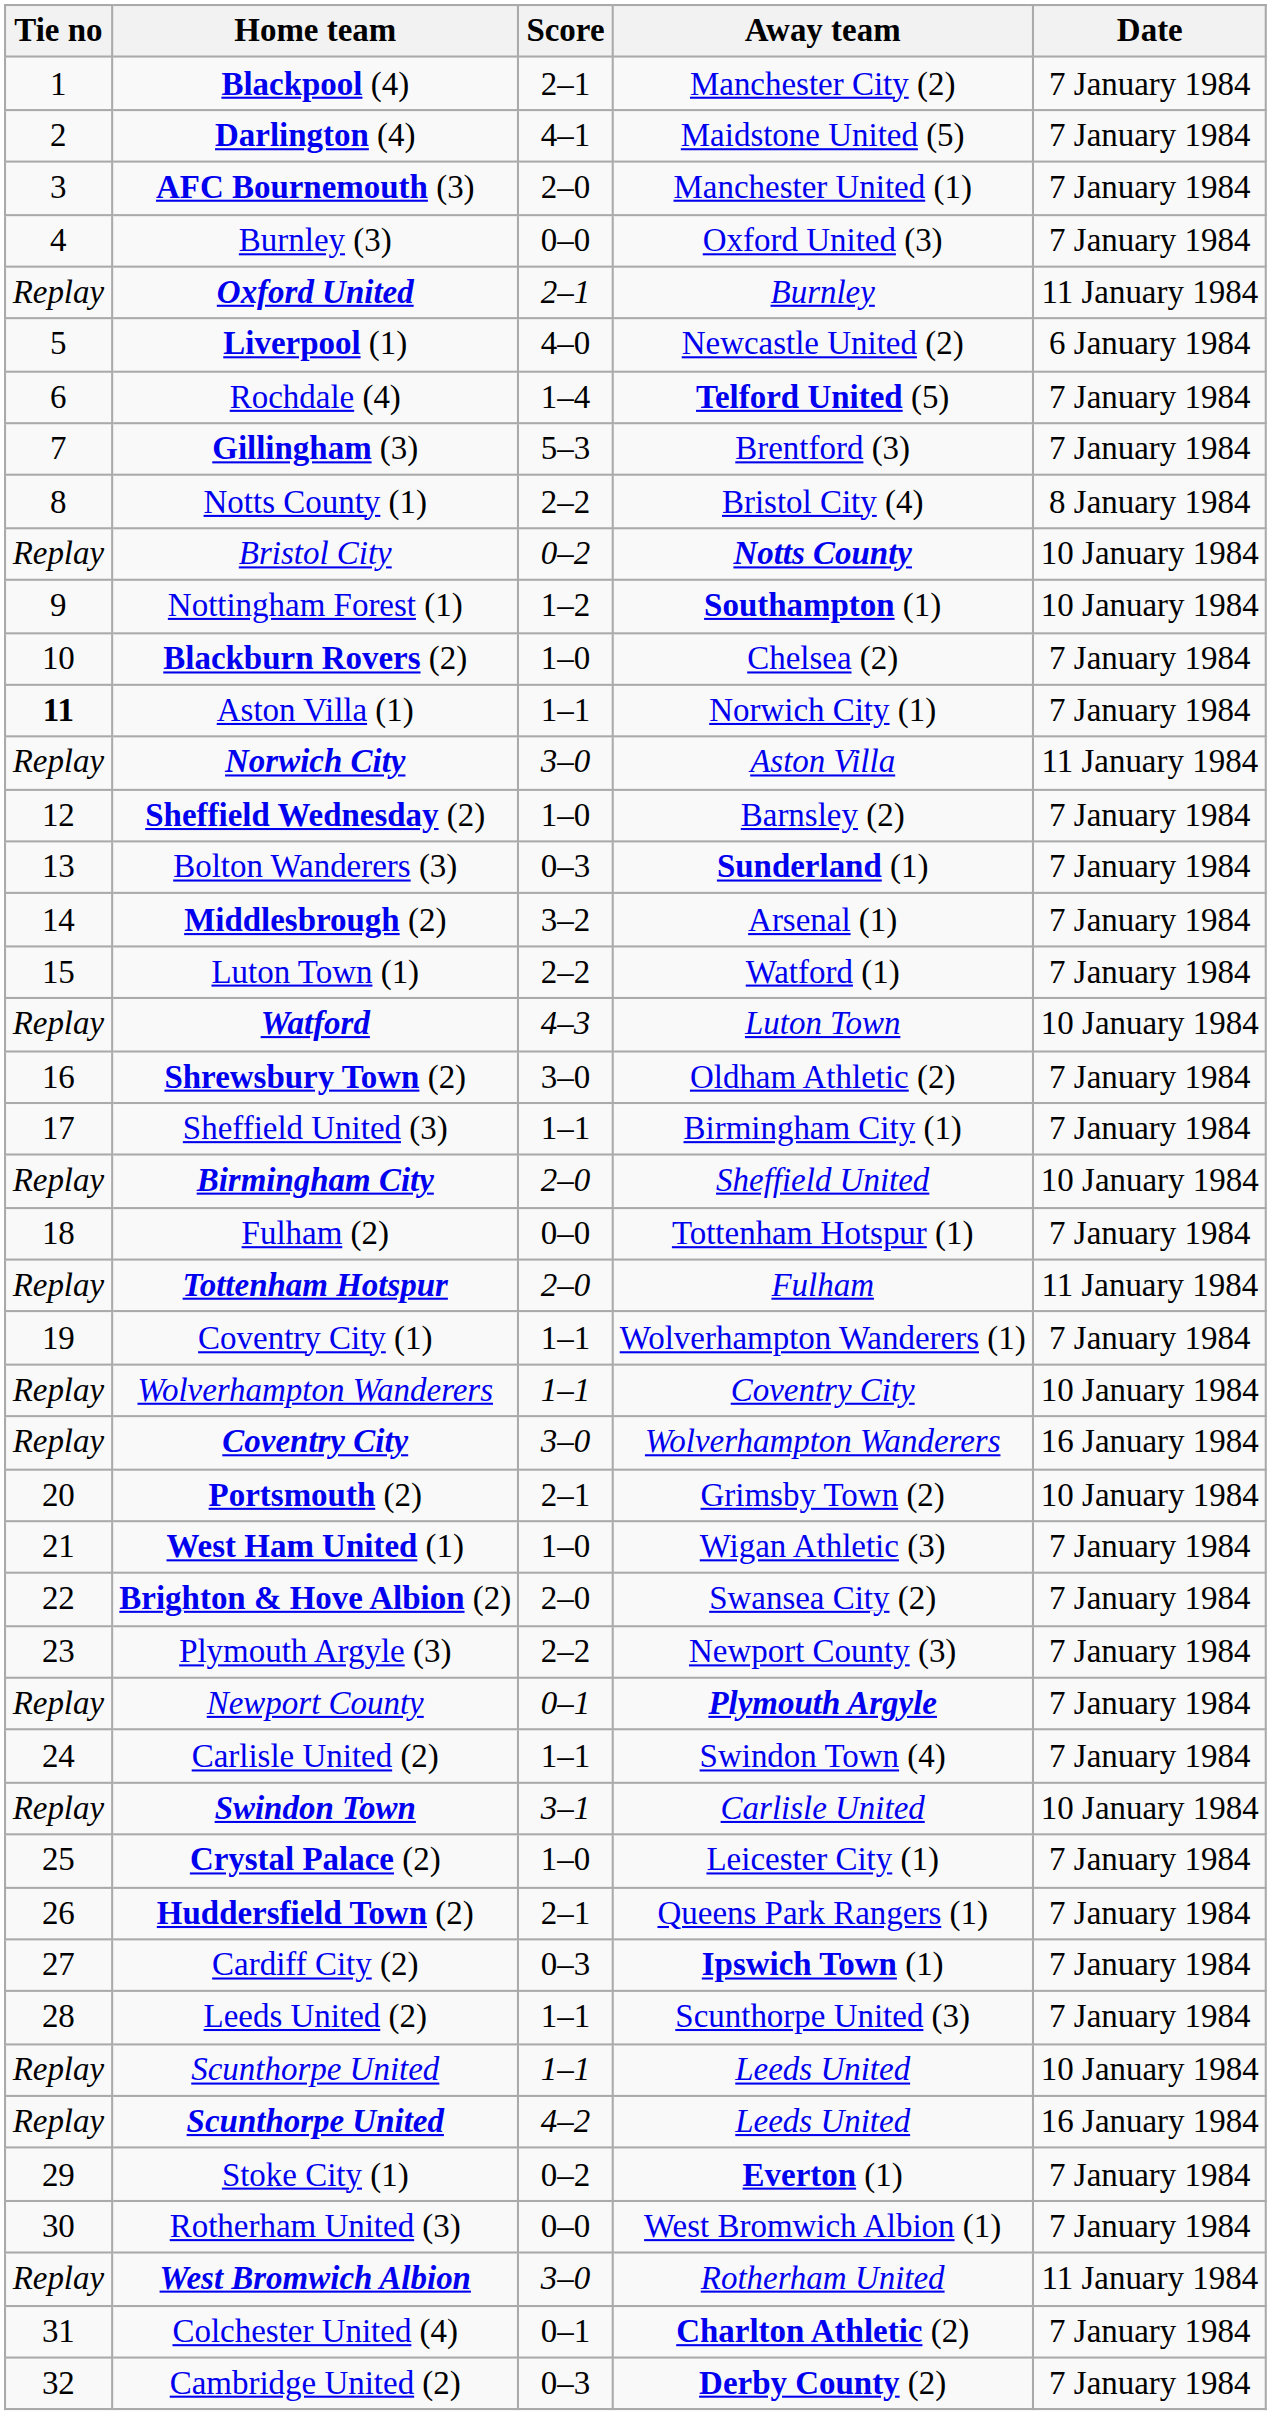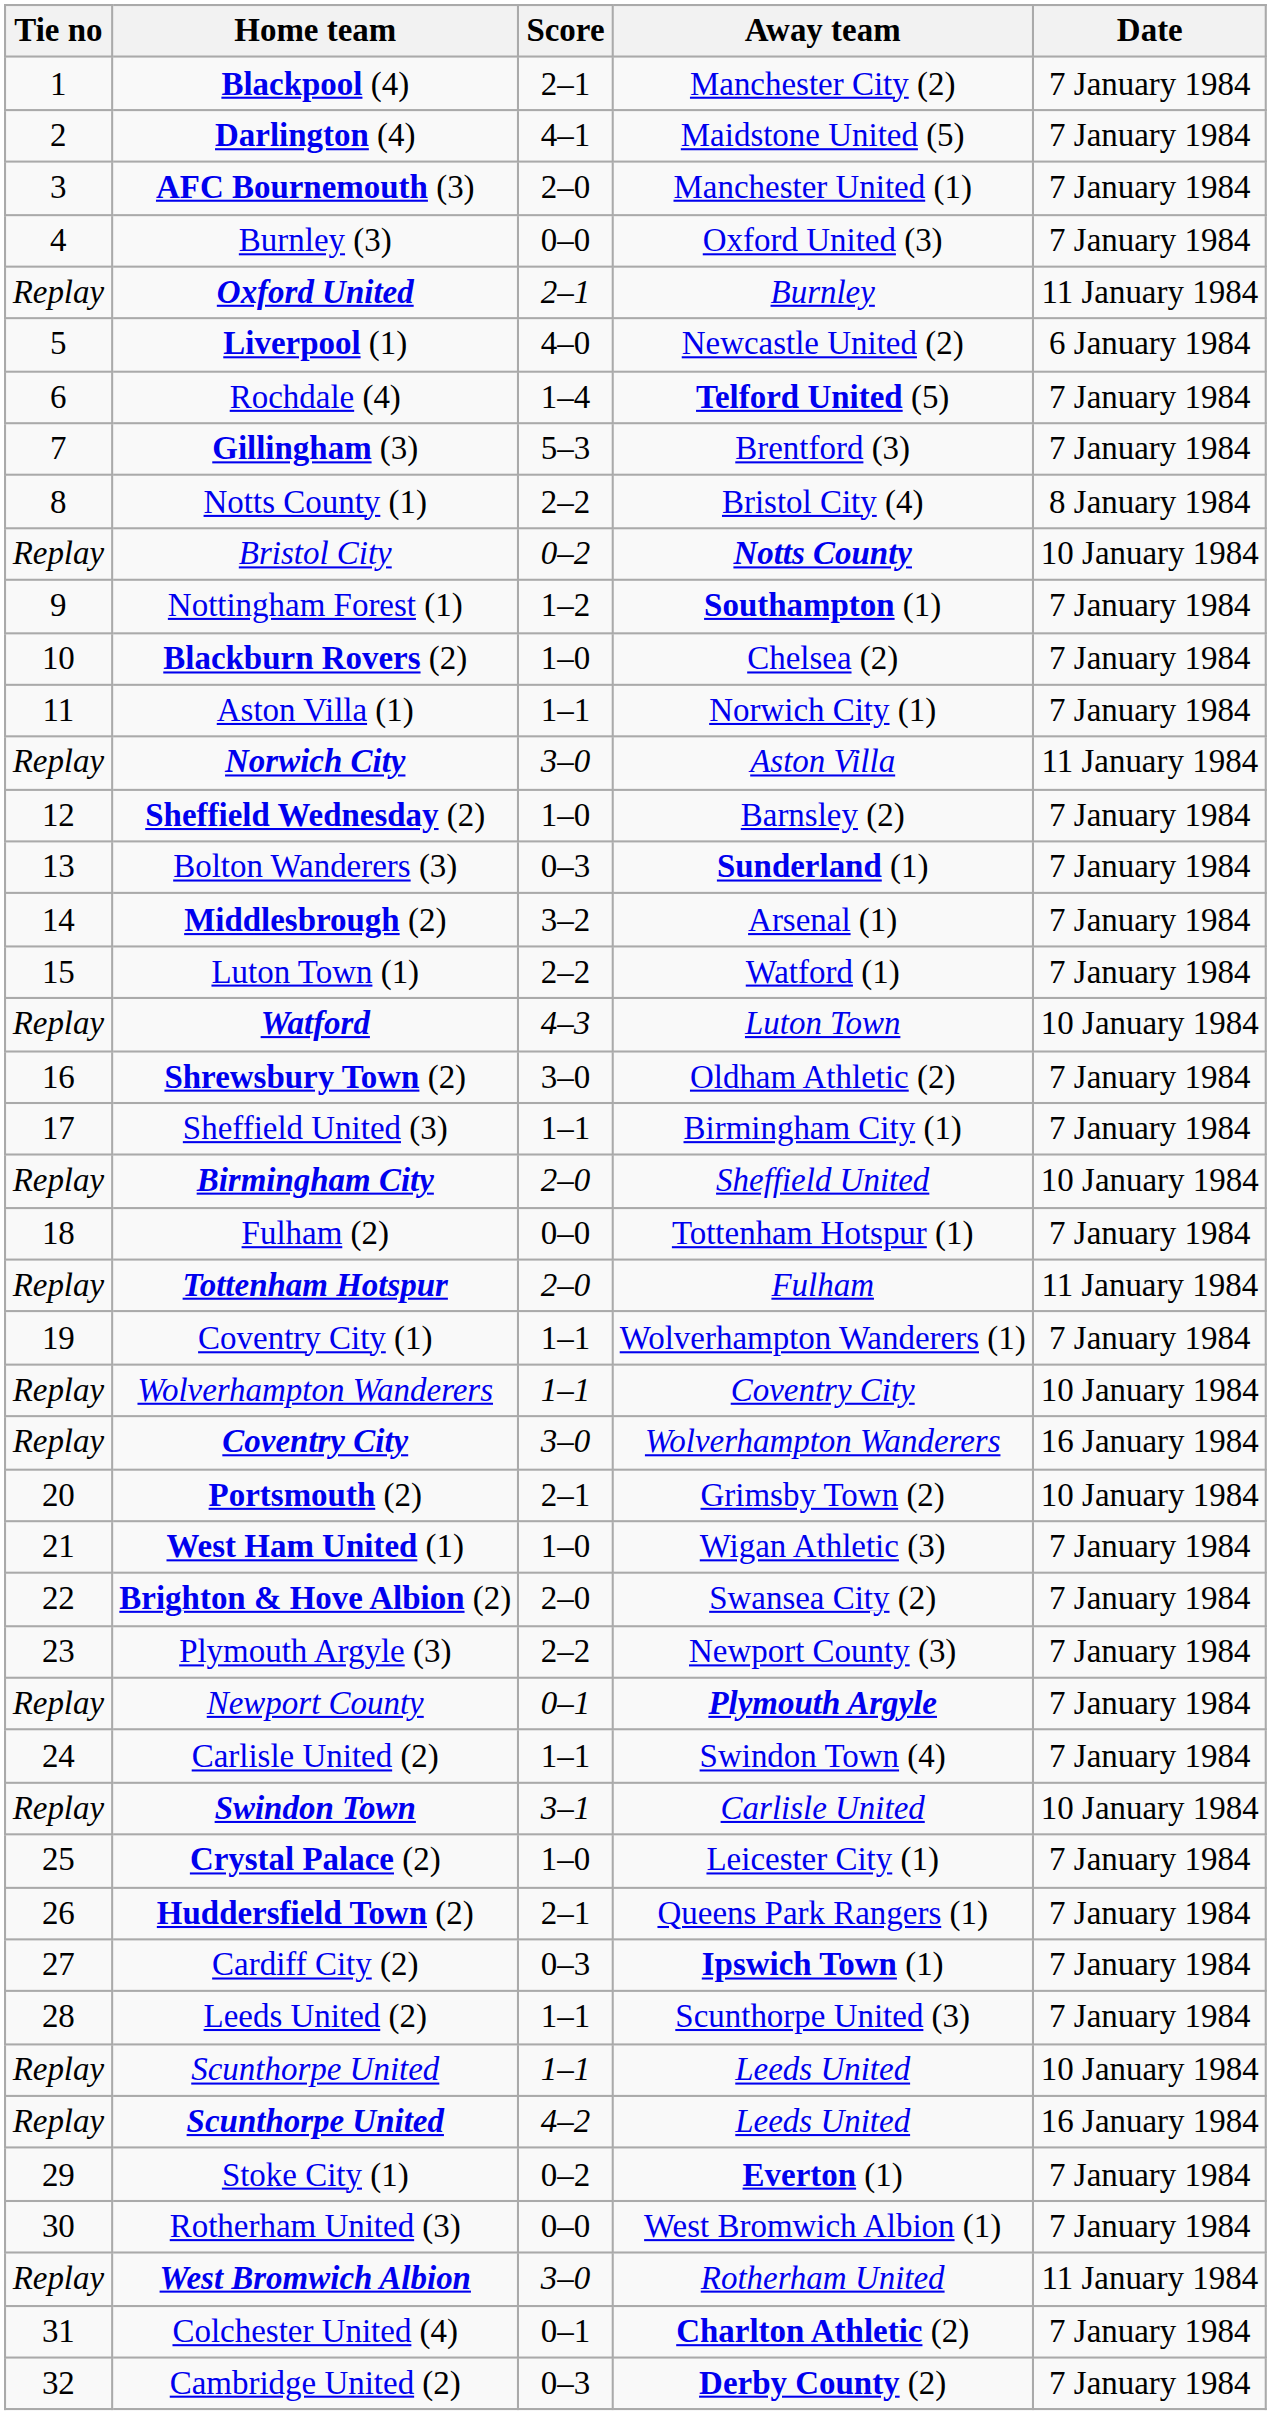(1150, 605) 10 January 1984 -> (1150, 605) 7 January 1984
(58, 710) bold -> (58, 710) normal
